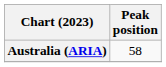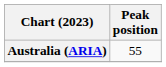(135, 51) 58 -> (135, 51) 55
